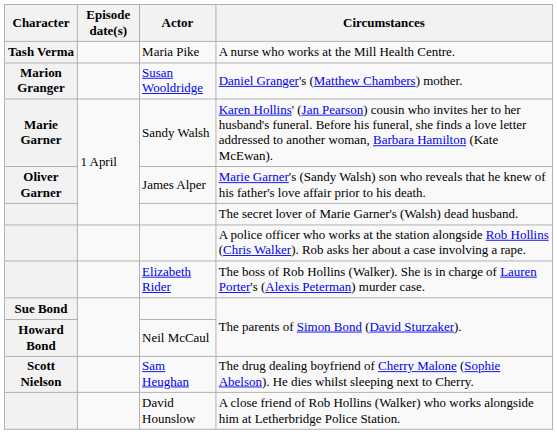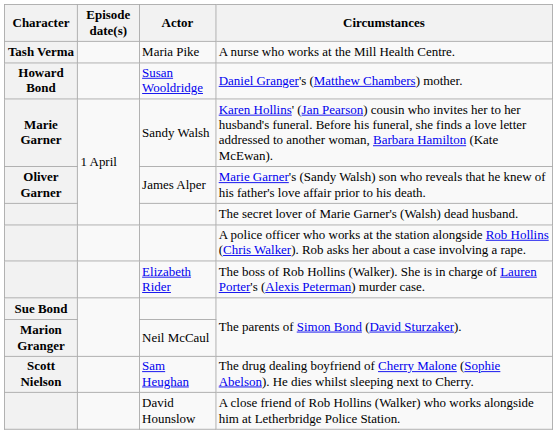(41, 81) Marion Granger -> (41, 81) Howard Bond
(41, 338) Howard Bond -> (41, 338) Marion Granger
